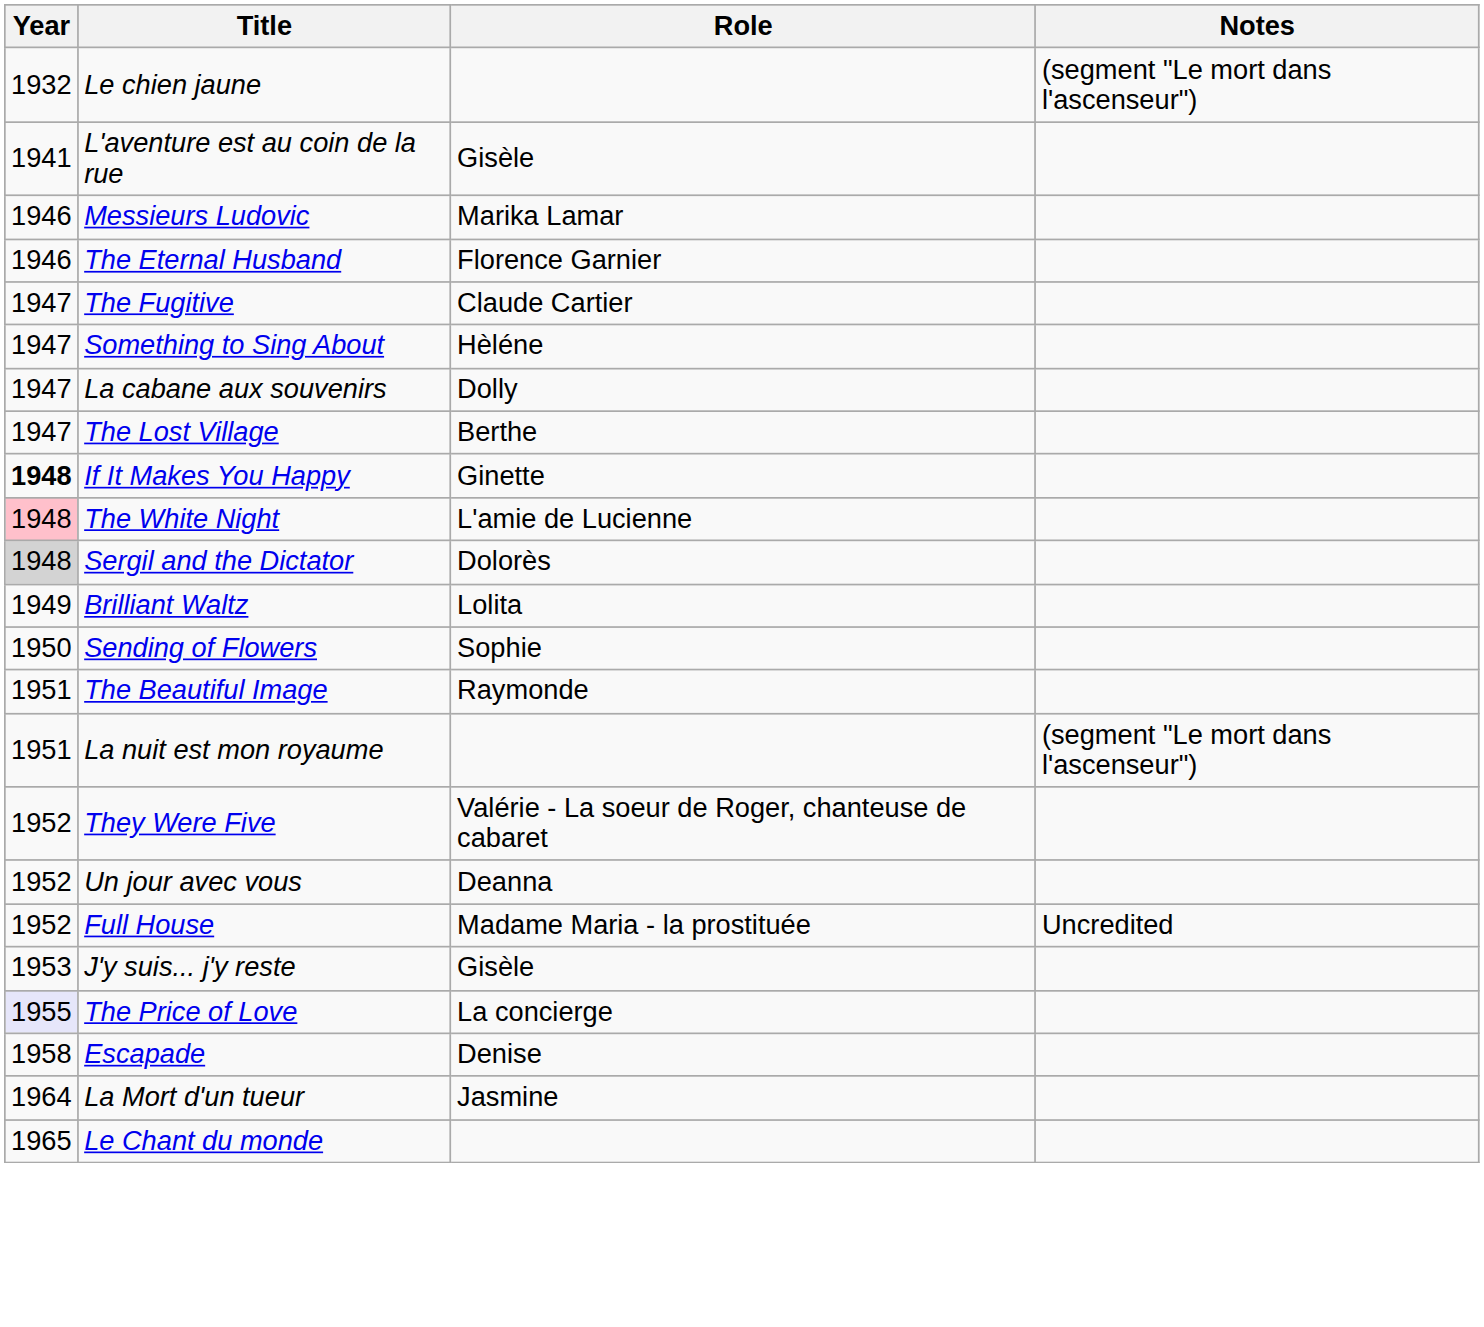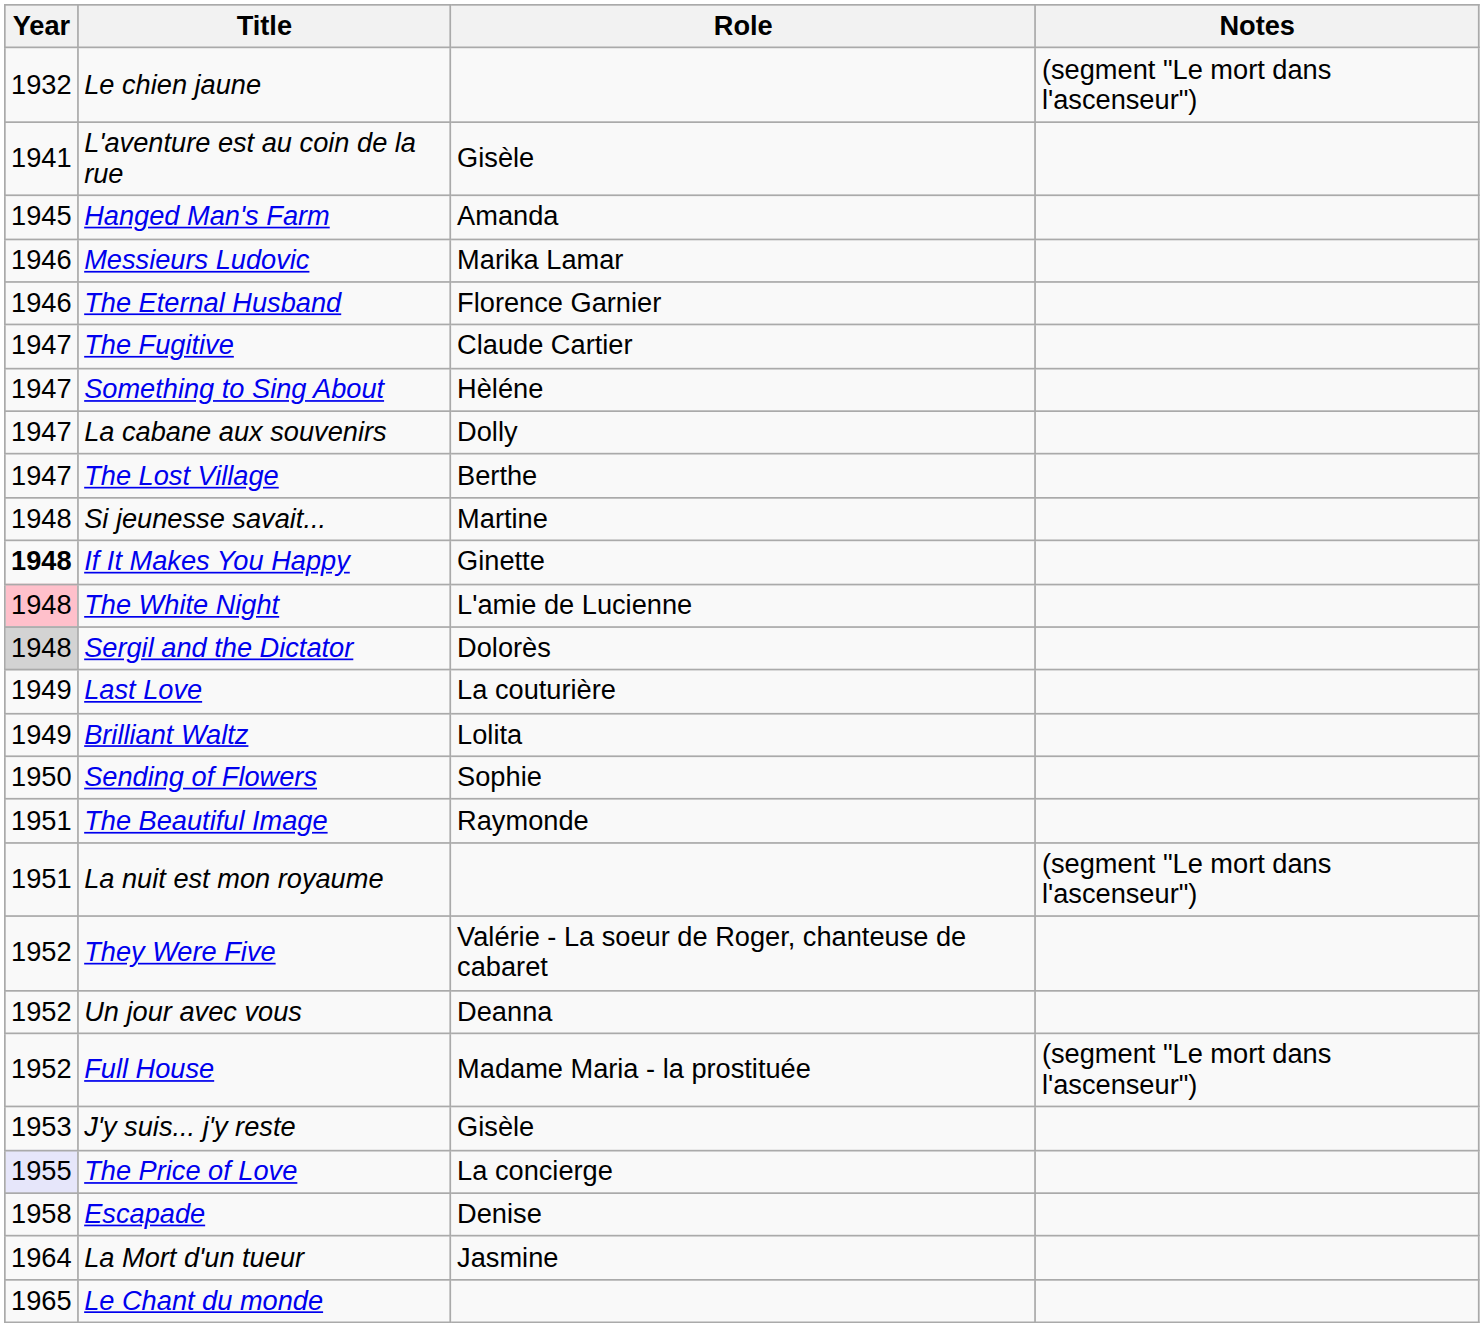+ row: (207, 216)
+ row: (205, 518)
+ row: (143, 691)
(1108, 924) Uncredited -> (1187, 1069) (segment "Le mort dans l'ascenseur")
